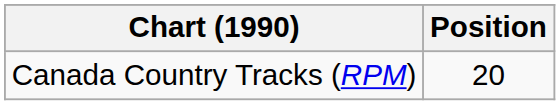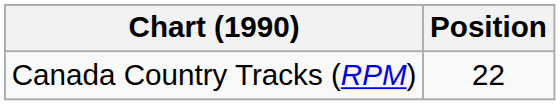(488, 74) 20 -> (488, 74) 22
